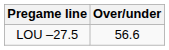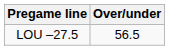(127, 34) 56.6 -> (127, 34) 56.5
